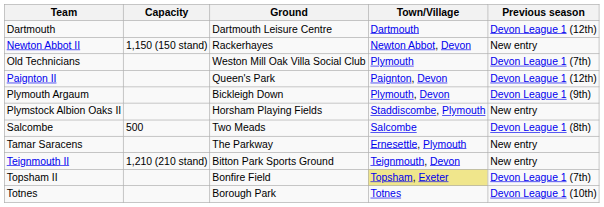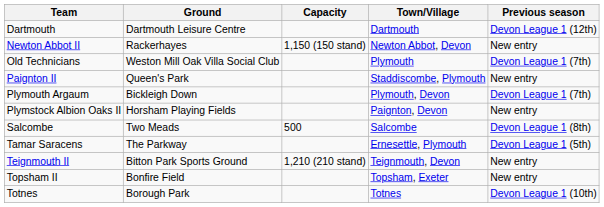columns swapped: (289, 12) <-> (167, 12)
(409, 78) Paignton, Devon -> (428, 78) Staddiscombe, Plymouth
(543, 78) Devon League 1 (12th) -> (514, 78) New entry
(541, 95) Devon League 1 (9th) -> (541, 95) Devon League 1 (7th)
(428, 111) Staddiscombe, Plymouth -> (409, 111) Paignton, Devon
(514, 144) New entry -> (541, 144) Devon League 1 (5th)
(409, 177) khaki background -> (409, 177) no background
(541, 177) Devon League 1 (7th) -> (514, 177) New entry
